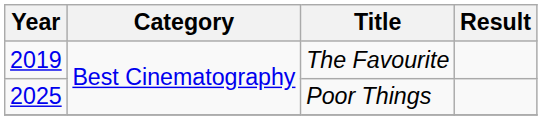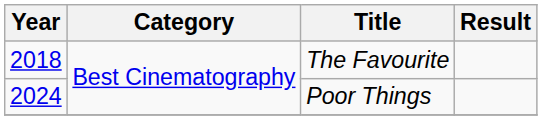(36, 59) 2019 -> (36, 59) 2018
(36, 96) 2025 -> (36, 96) 2024
